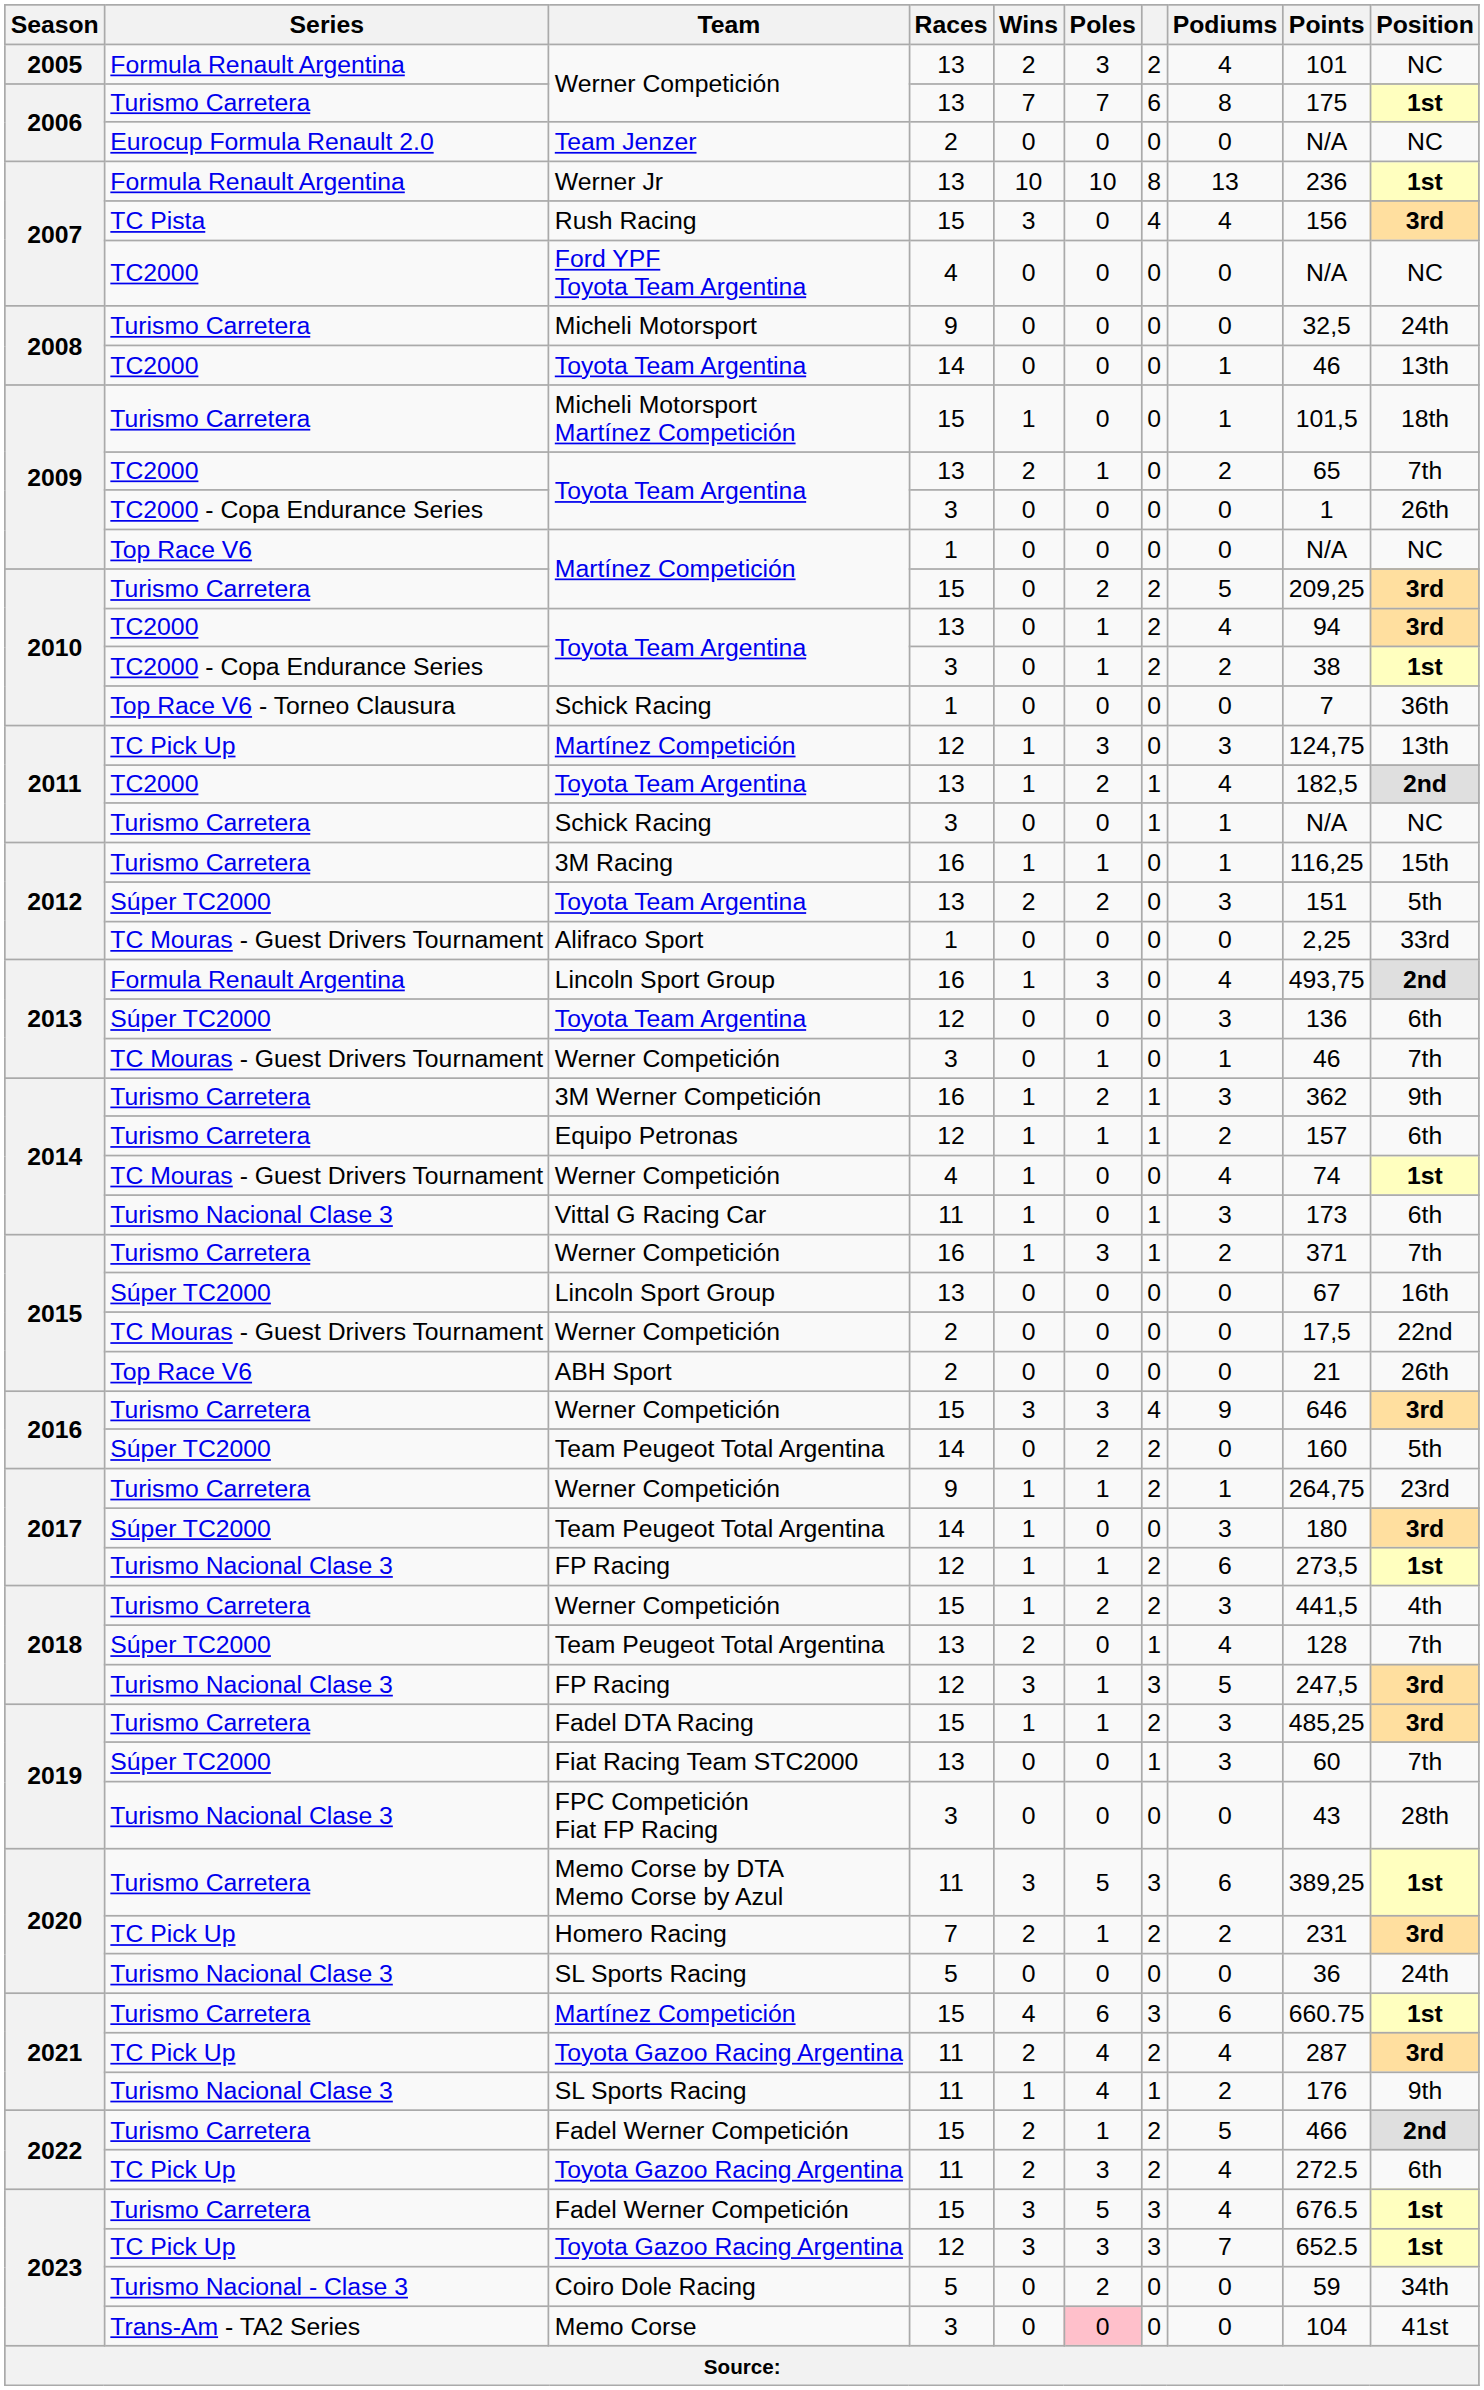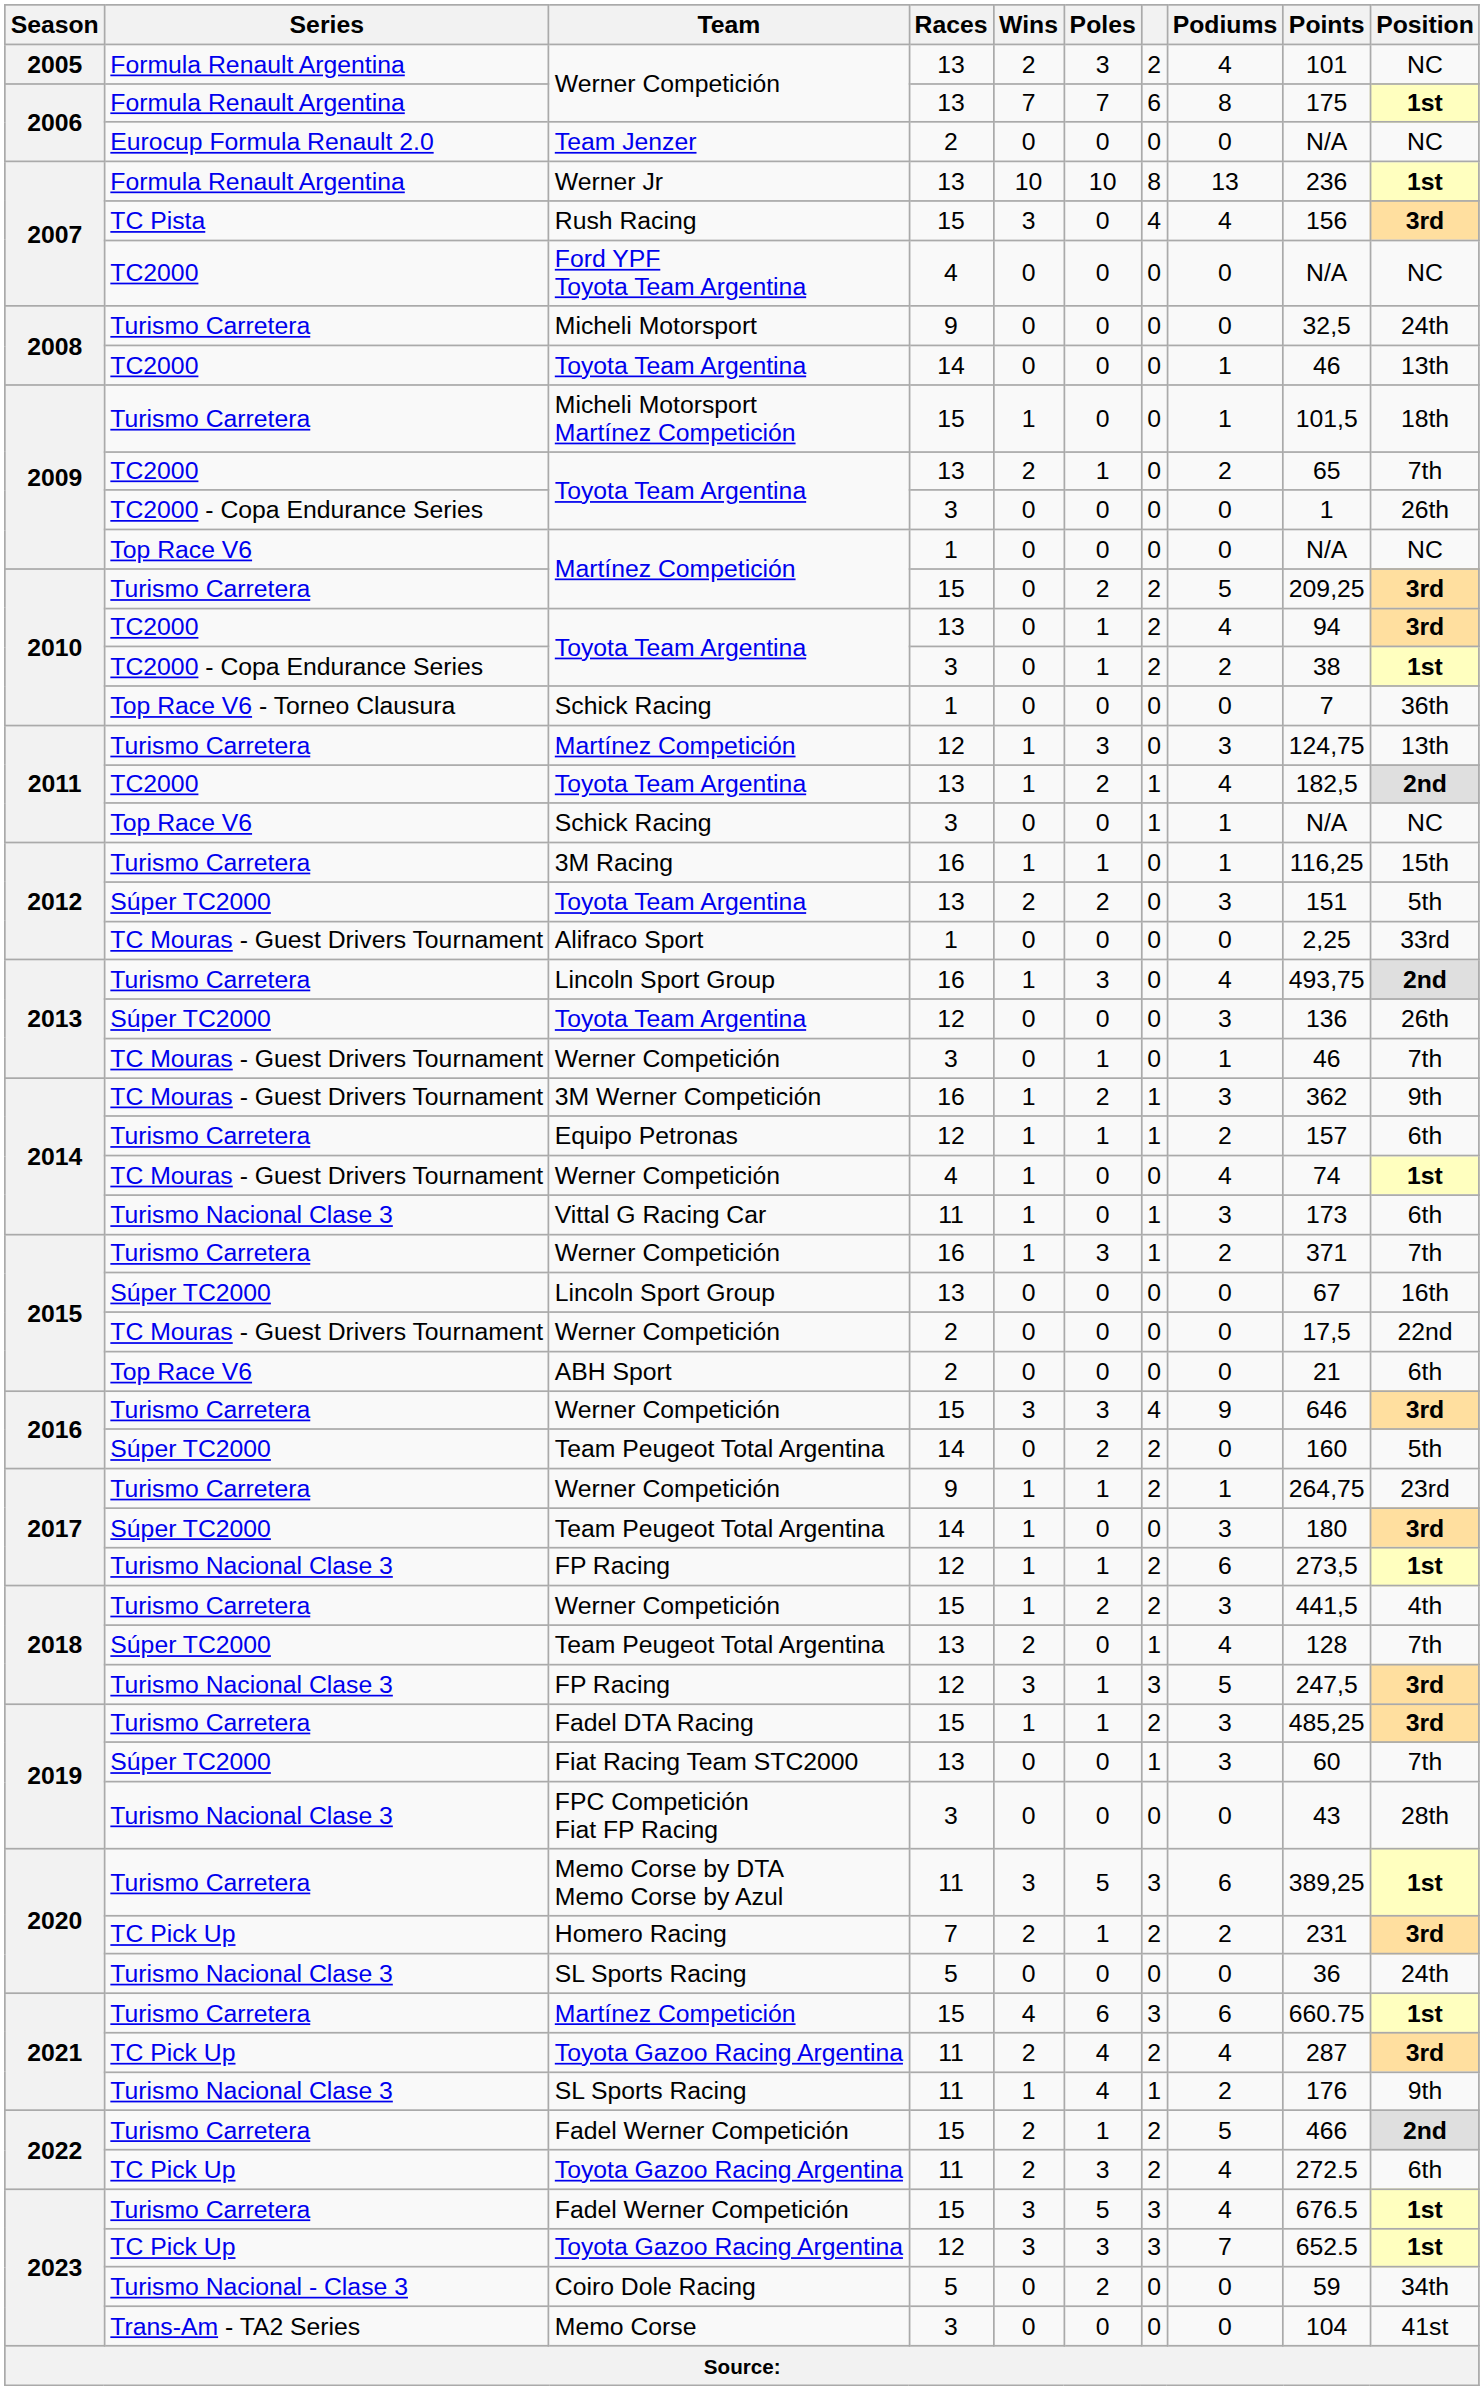(210, 103) Turismo Carretera -> (258, 103) Formula Renault Argentina
(173, 745) TC Pick Up -> (210, 745) Turismo Carretera
(210, 823) Turismo Carretera -> (181, 823) Top Race V6
(258, 980) Formula Renault Argentina -> (210, 980) Turismo Carretera
(1425, 1019) 6th -> (1425, 1019) 26th
(210, 1097) Turismo Carretera -> (327, 1097) TC Mouras - Guest Drivers Tournament
(1425, 1371) 26th -> (1425, 1371) 6th
(1103, 2326) pink background -> (1103, 2326) no background
